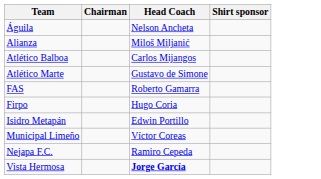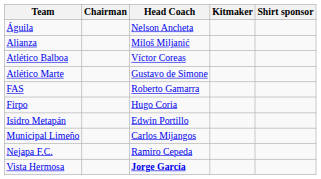+ column: (233, 12)
(164, 58) Carlos Mijangos -> (159, 58) Víctor Coreas
(159, 136) Víctor Coreas -> (164, 136) Carlos Mijangos
